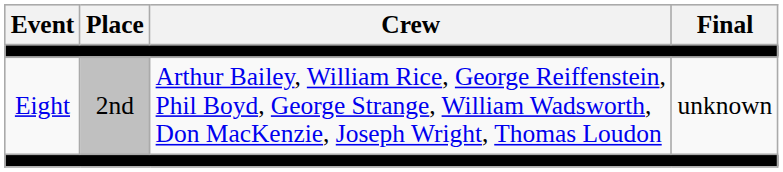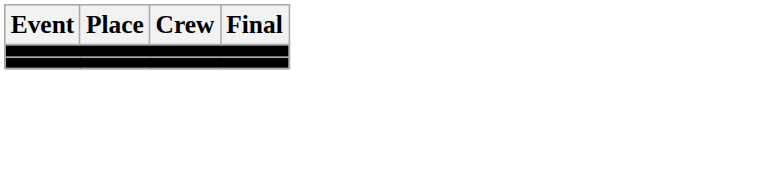- row: (42, 105)
